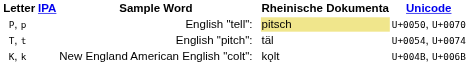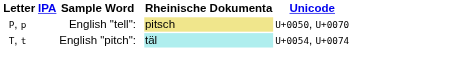(269, 40) no background -> (153, 40) paleturquoise background
- row: (19, 56)
